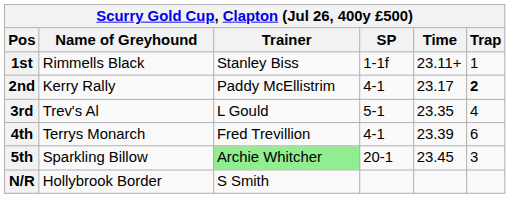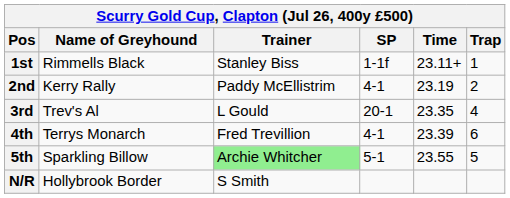(435, 87) 23.17 -> (435, 87) 23.19
(474, 87) bold -> (474, 87) normal
(374, 110) 5-1 -> (378, 110) 20-1
(378, 157) 20-1 -> (374, 157) 5-1
(435, 157) 23.45 -> (435, 157) 23.55
(474, 157) 3 -> (474, 157) 5
